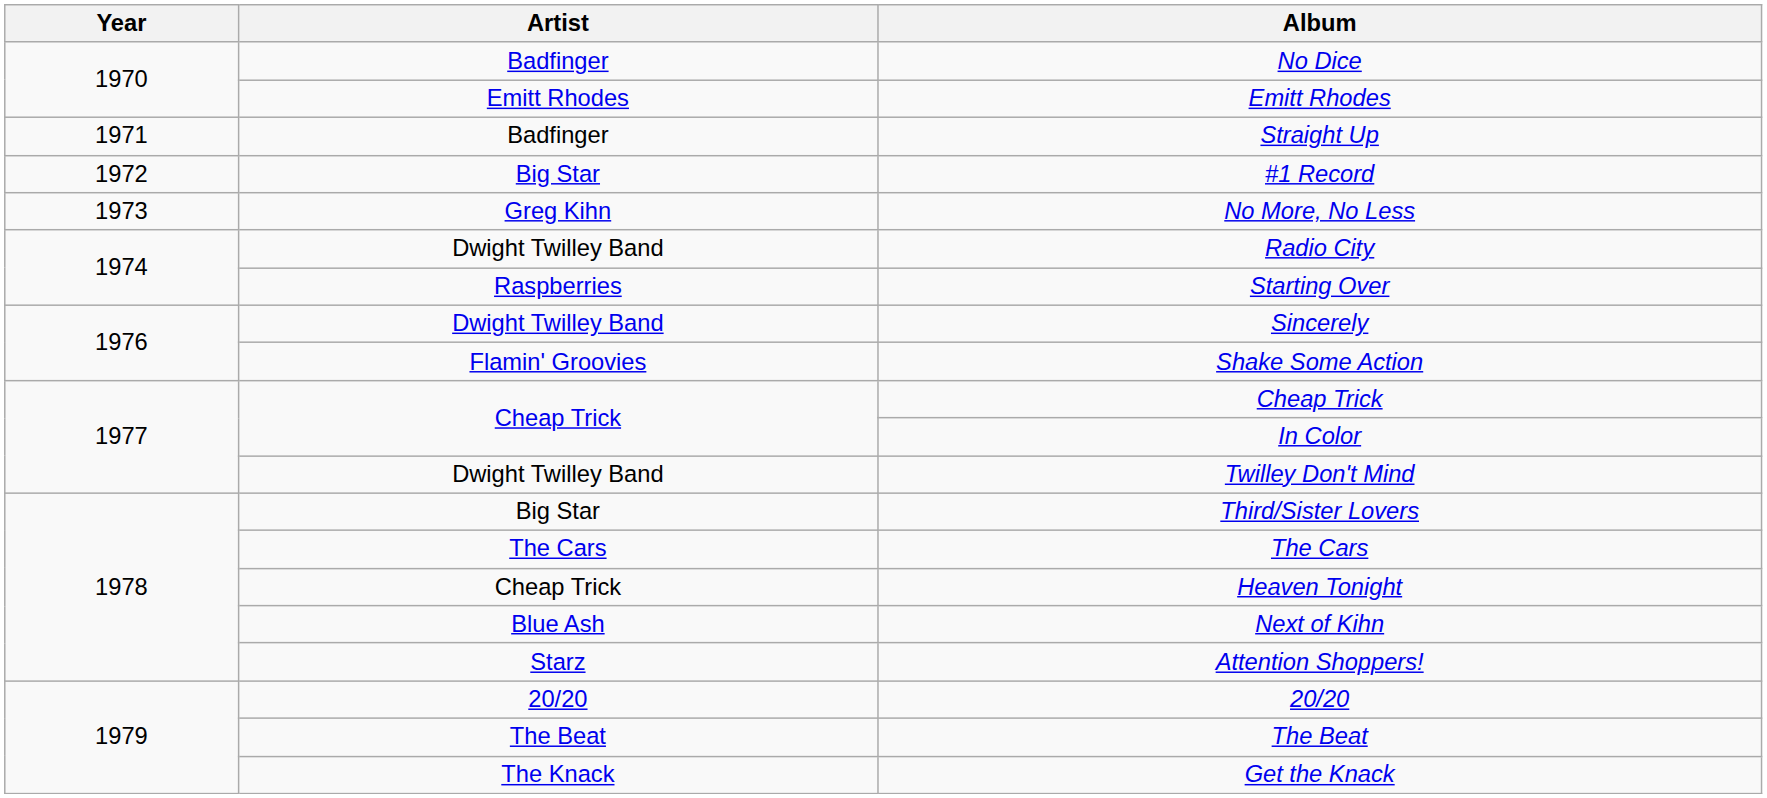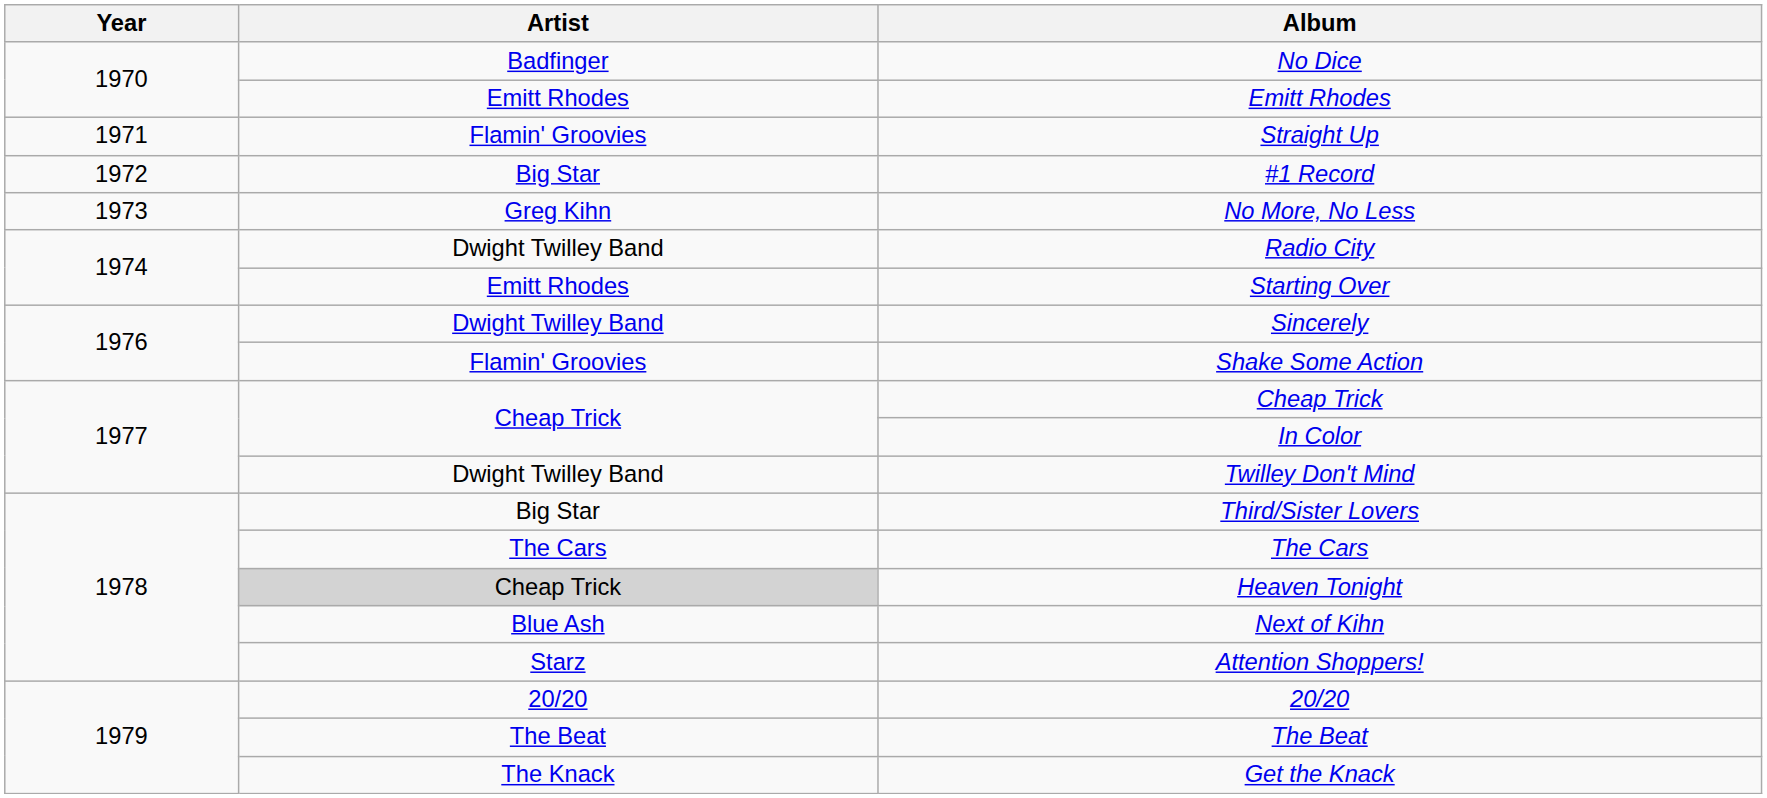(558, 135) Badfinger -> (558, 135) Flamin' Groovies
(558, 286) Raspberries -> (558, 286) Emitt Rhodes
(558, 586) no background -> (558, 586) lightgrey background
